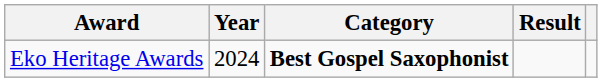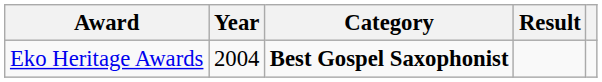(237, 58) 2024 -> (237, 58) 2004
